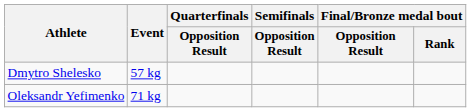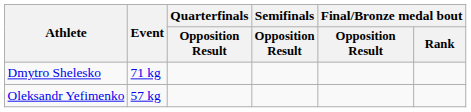(146, 73) 57 kg -> (146, 73) 71 kg
(146, 95) 71 kg -> (146, 95) 57 kg
